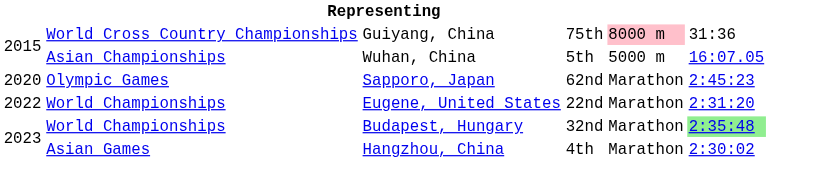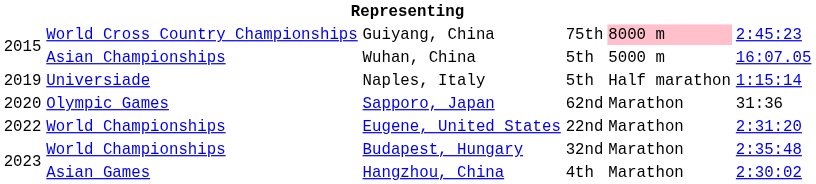(712, 35) 31:36 -> (769, 35) 2:45:23
+ row: (424, 81)
(722, 81) 2:45:23 -> (759, 104) 31:36
(722, 127) lightgreen background -> (769, 150) no background
